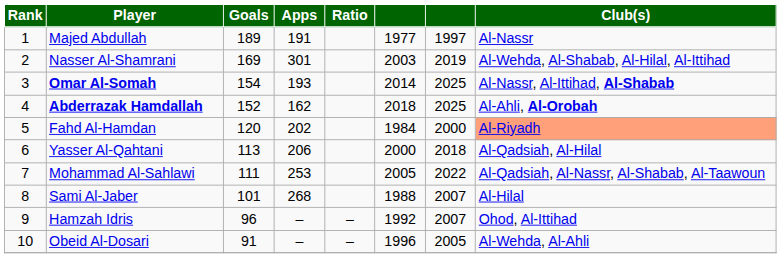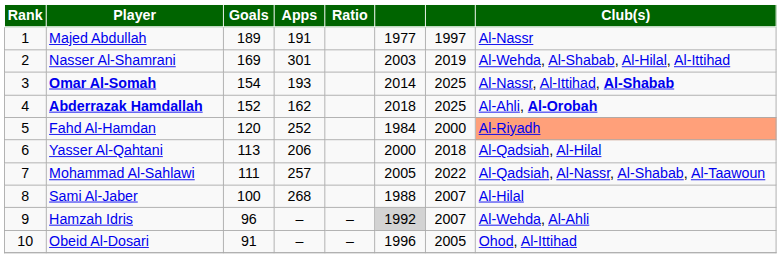(299, 128) 202 -> (299, 128) 252
(299, 173) 253 -> (299, 173) 257
(249, 196) 101 -> (249, 196) 100
(400, 219) no background -> (400, 219) lightgrey background
(528, 219) Ohod, Al-Ittihad -> (534, 219) Al-Wehda, Al-Ahli
(534, 241) Al-Wehda, Al-Ahli -> (528, 241) Ohod, Al-Ittihad
